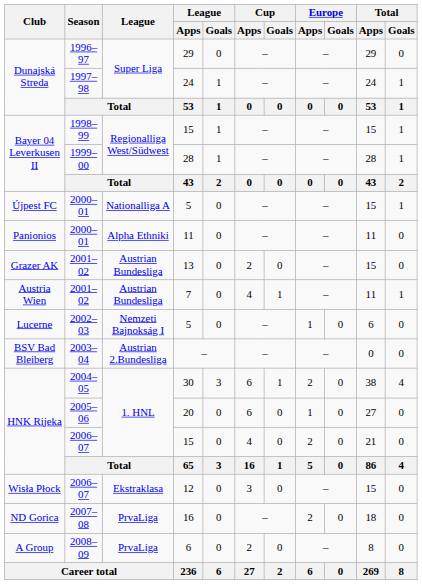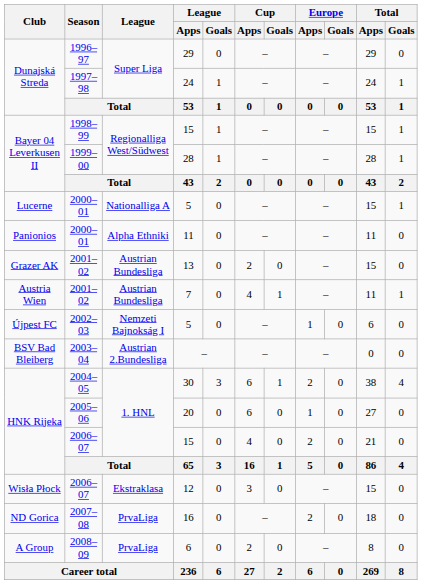(35, 206) Újpest FC -> (35, 206) Lucerne
(35, 324) Lucerne -> (35, 324) Újpest FC
